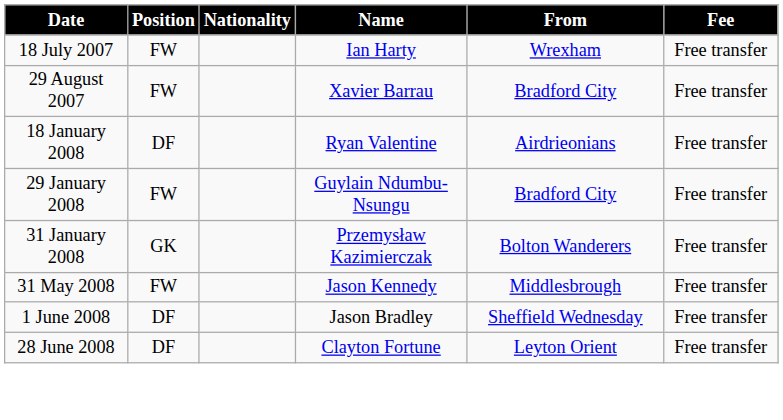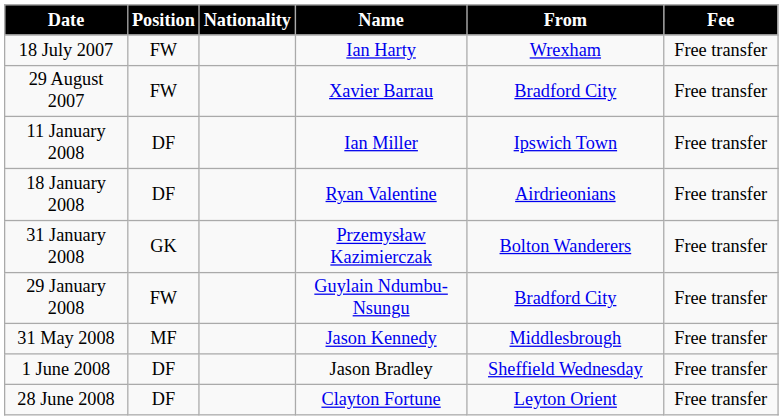+ row: (66, 142)
rows swapped: (66, 194) <-> (66, 246)
(163, 287) FW -> (163, 339) MF
